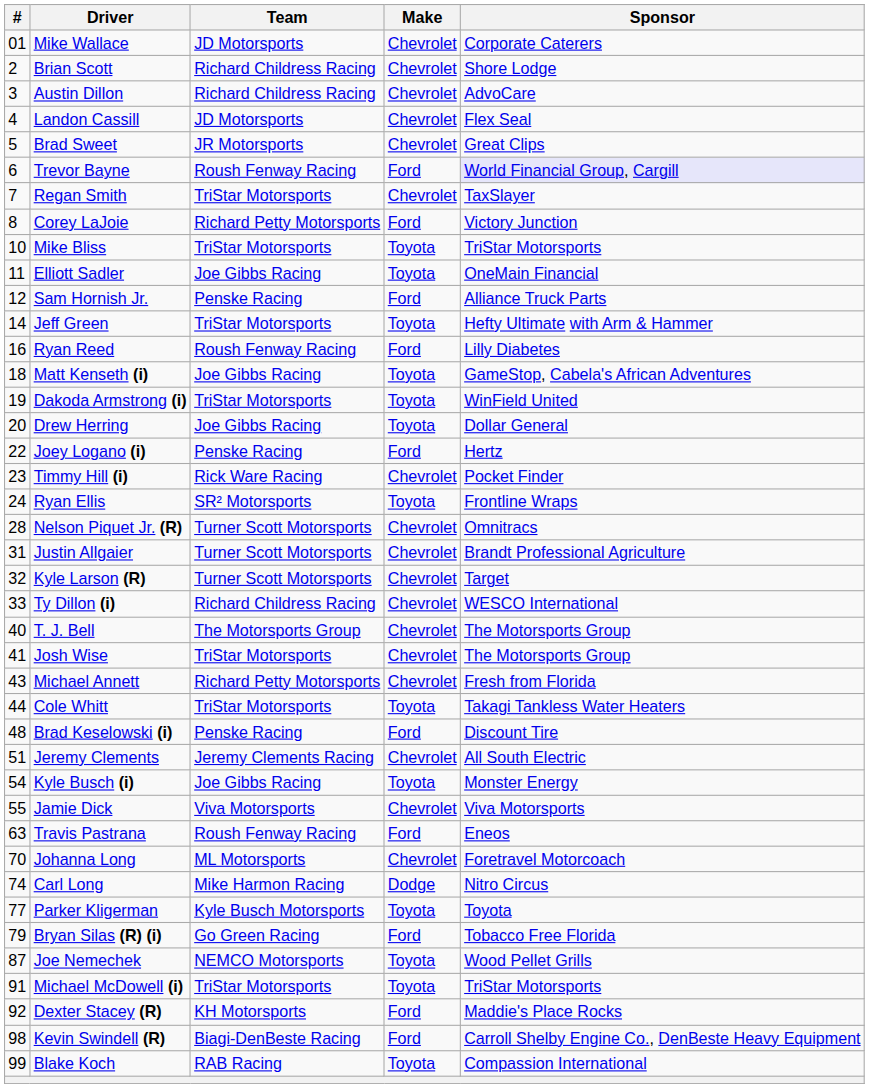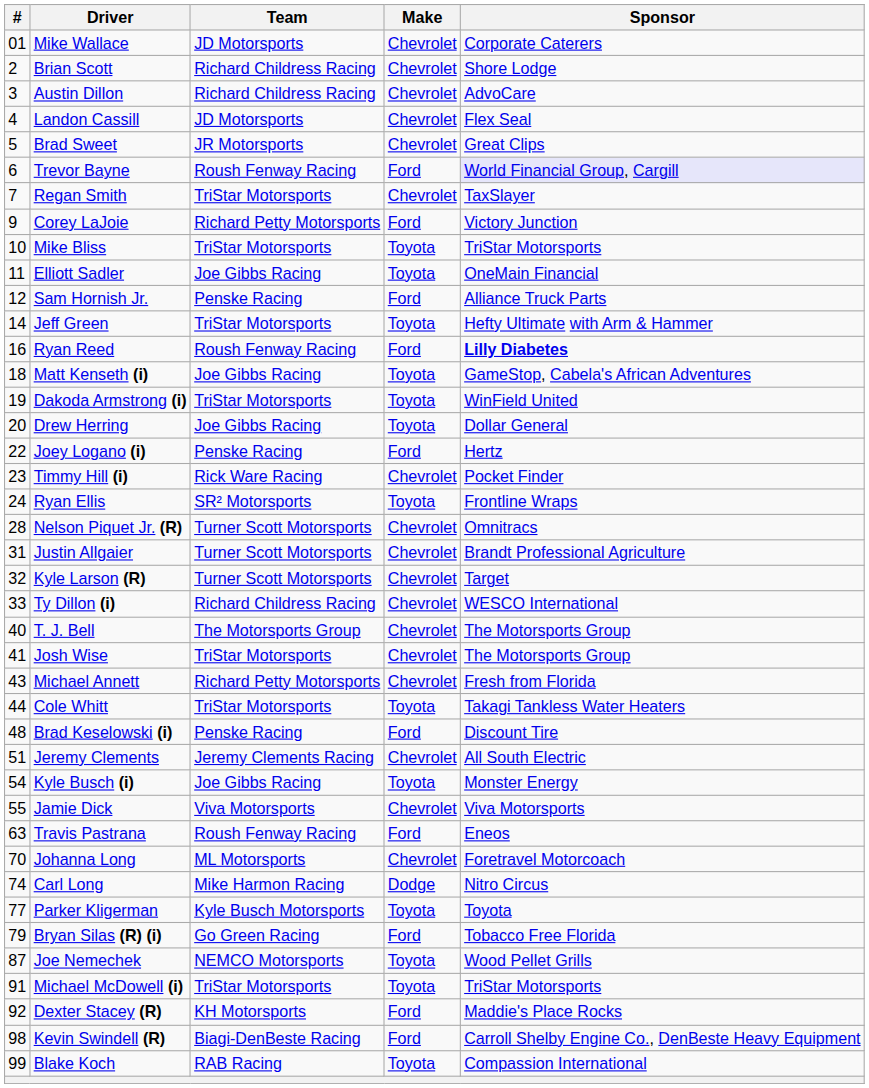(13, 222) 8 -> (13, 222) 9
(512, 349) normal -> (516, 349) bold
